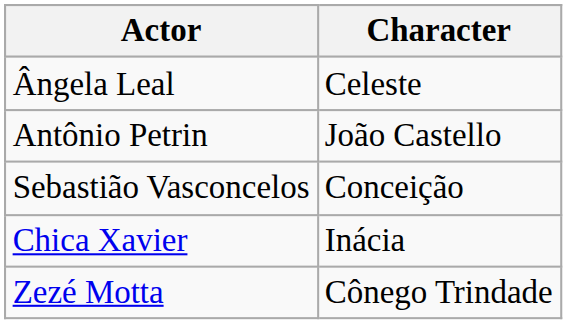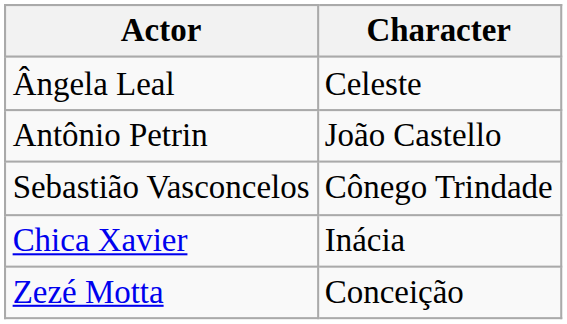(394, 187) Conceição -> (439, 187) Cônego Trindade
(439, 291) Cônego Trindade -> (394, 291) Conceição
